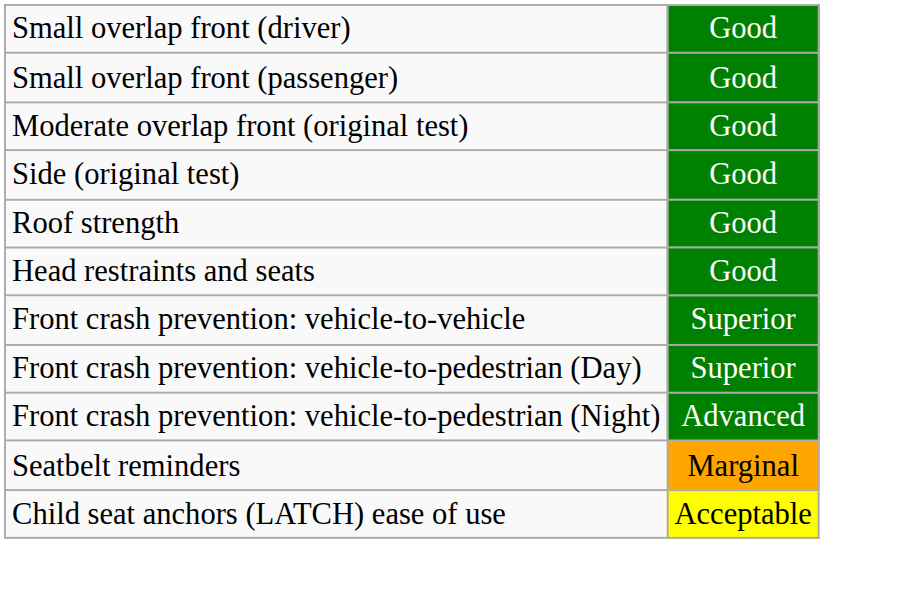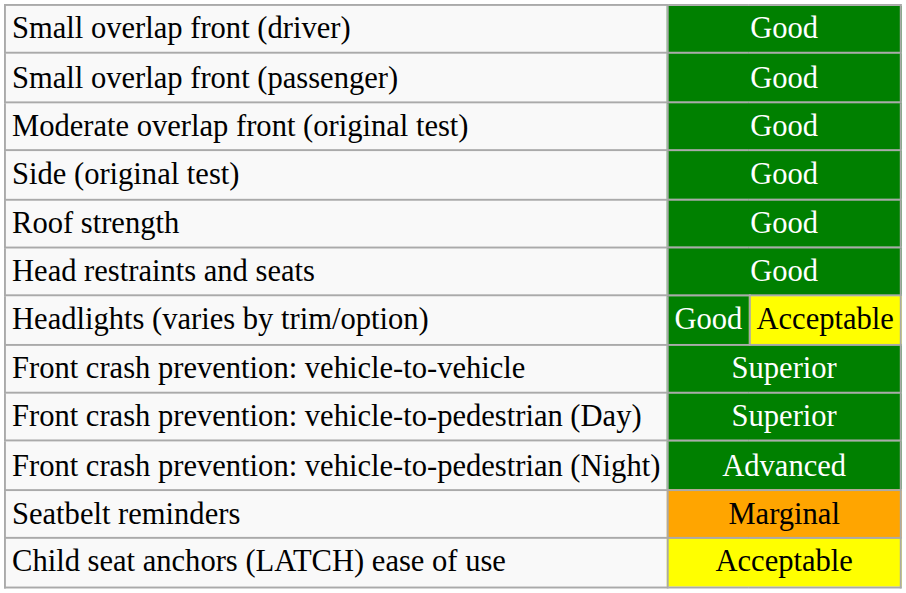+ row: (220, 319)
